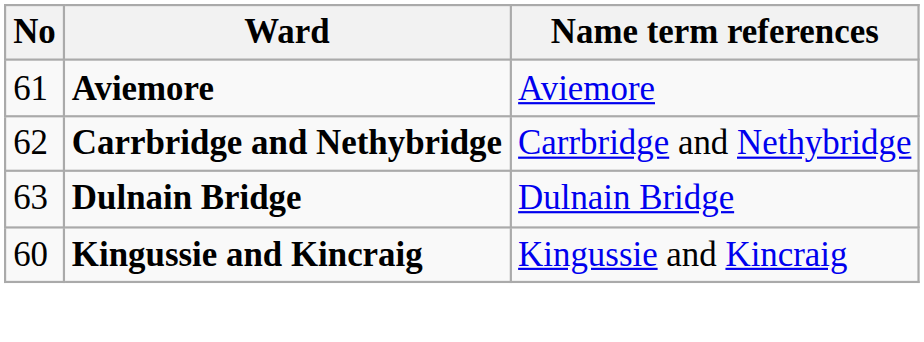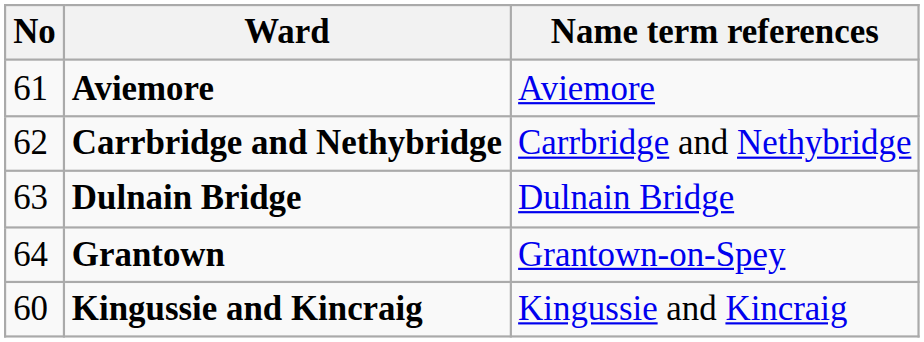+ row: (148, 253)
